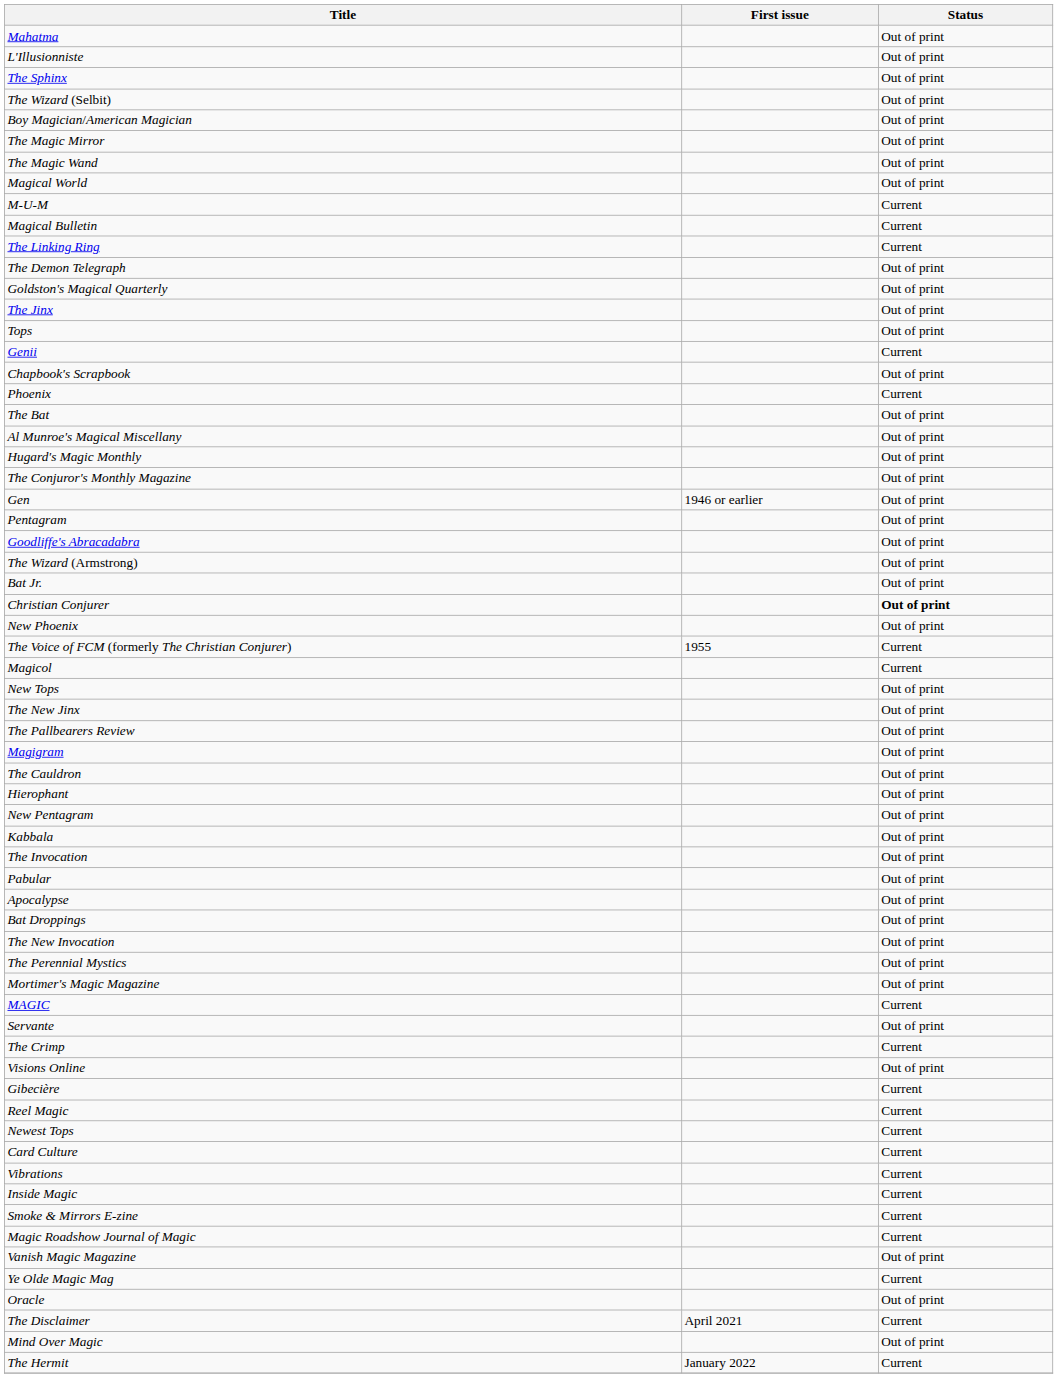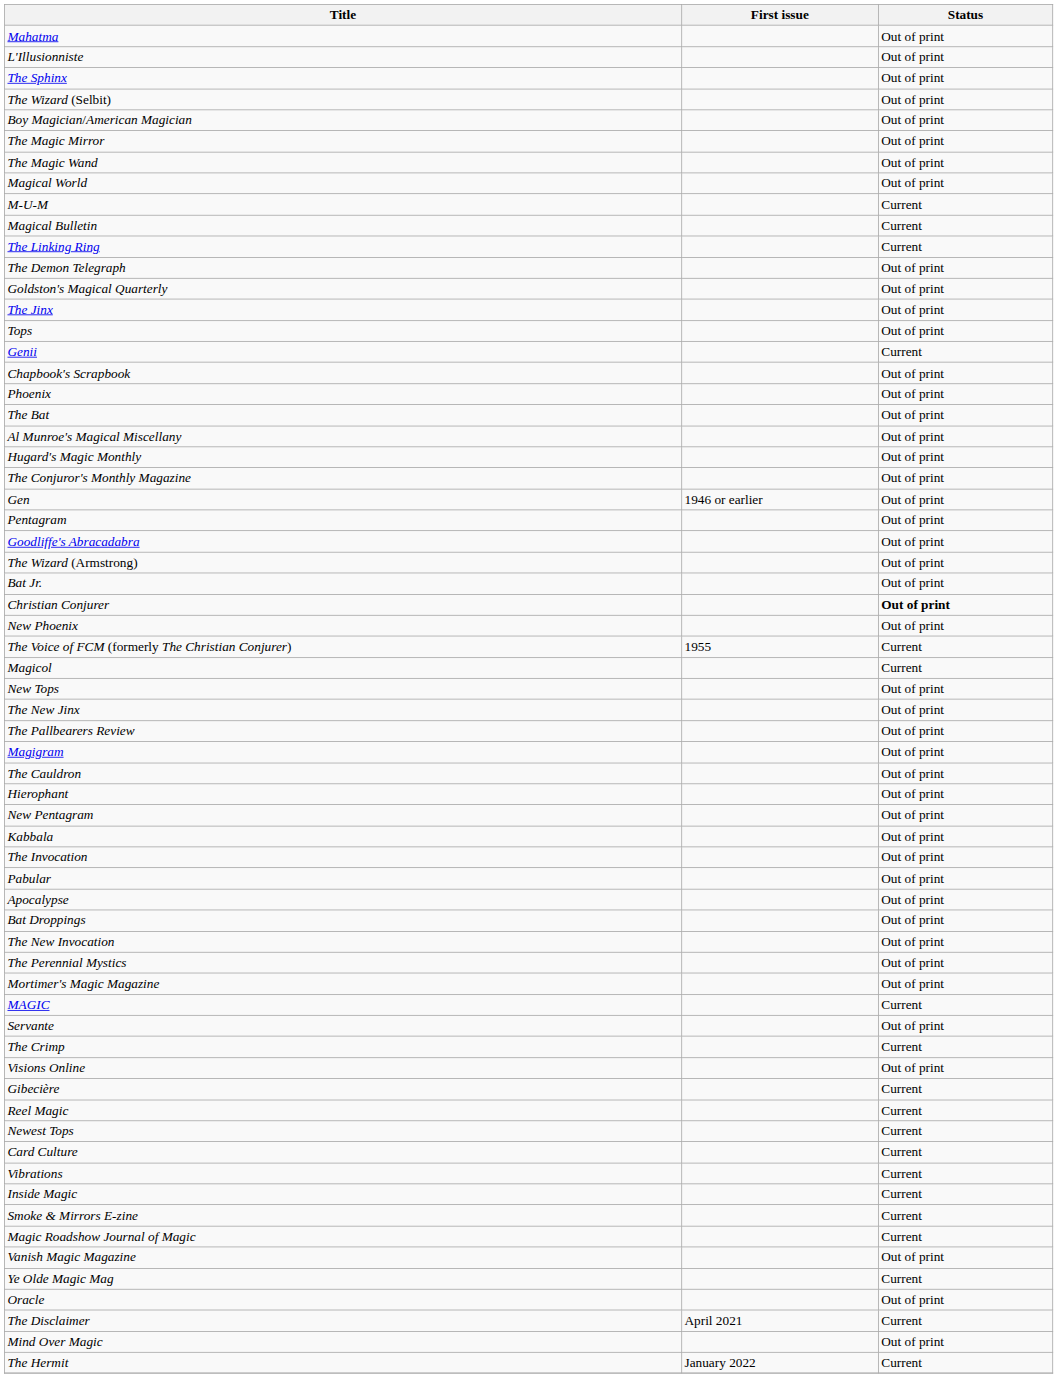(902, 394) Current -> (913, 394) Out of print
